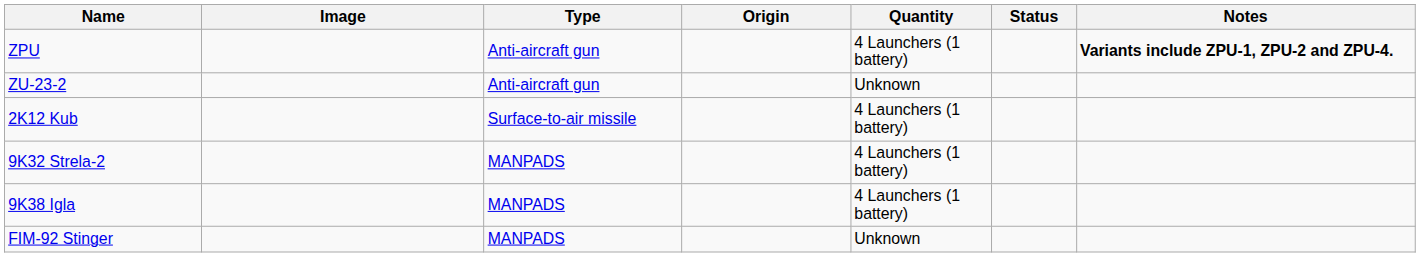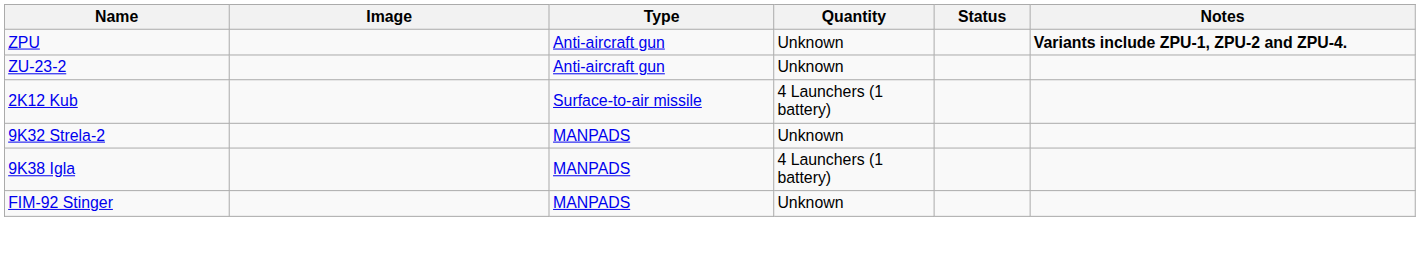- column: (766, 17)
(907, 51) 4 Launchers (1 battery) -> (810, 42) Unknown
(907, 162) 4 Launchers (1 battery) -> (810, 135) Unknown
